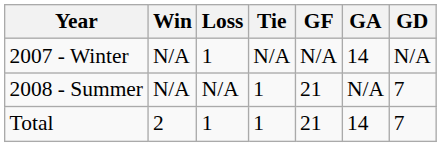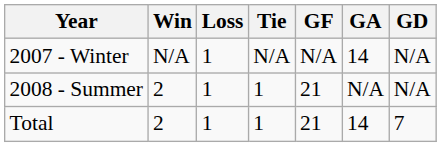(171, 89) N/A -> (158, 89) 2
(220, 89) N/A -> (207, 89) 1
(399, 89) 7 -> (412, 89) N/A
